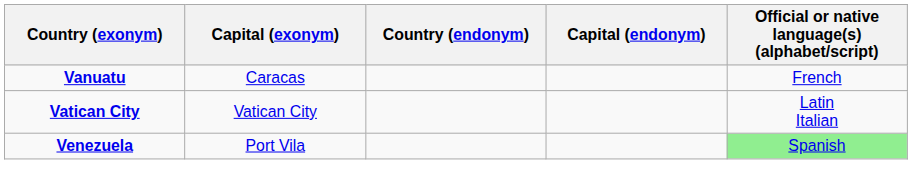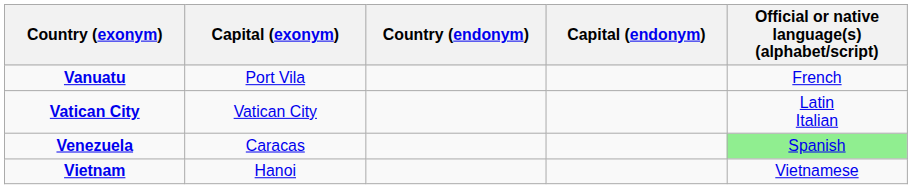(275, 77) Caracas -> (275, 77) Port Vila
(275, 145) Port Vila -> (275, 145) Caracas
+ row: (95, 171)
